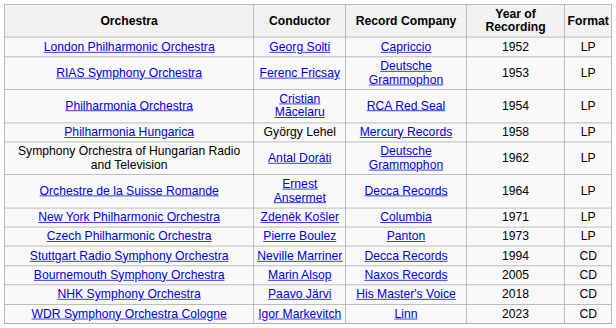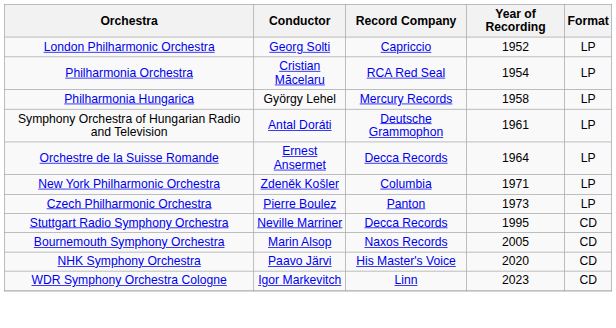- row: (129, 73)
(516, 158) 1962 -> (516, 125) 1961
(516, 256) 1994 -> (516, 223) 1995
(516, 294) 2018 -> (516, 261) 2020
